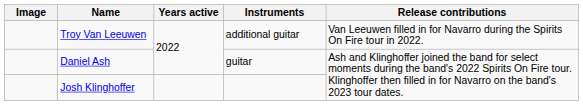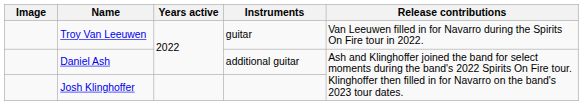(263, 35) additional guitar -> (239, 35) guitar
(239, 62) guitar -> (263, 62) additional guitar
